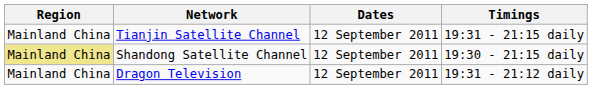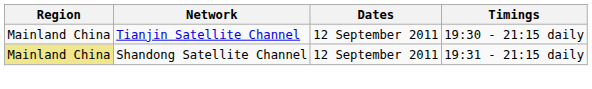(514, 34) 19:31 - 21:15 daily -> (514, 34) 19:30 - 21:15 daily
(514, 54) 19:30 - 21:15 daily -> (514, 54) 19:31 - 21:15 daily
- row: (179, 74)
